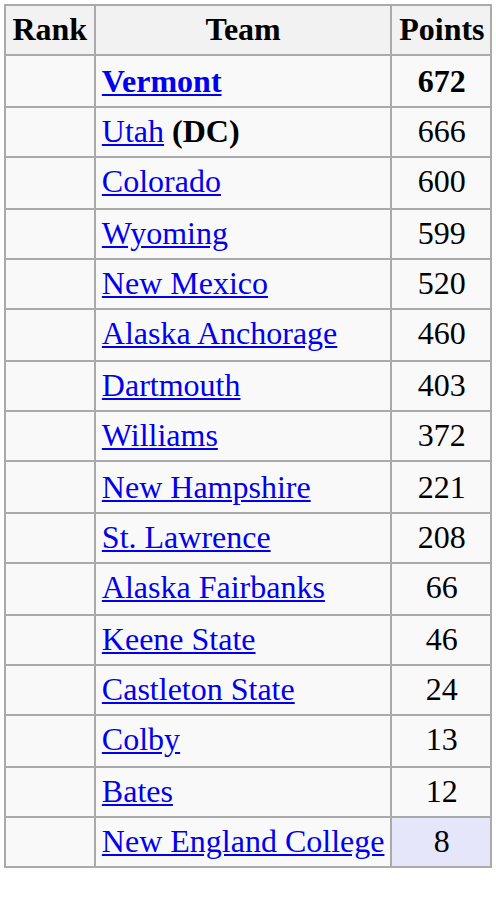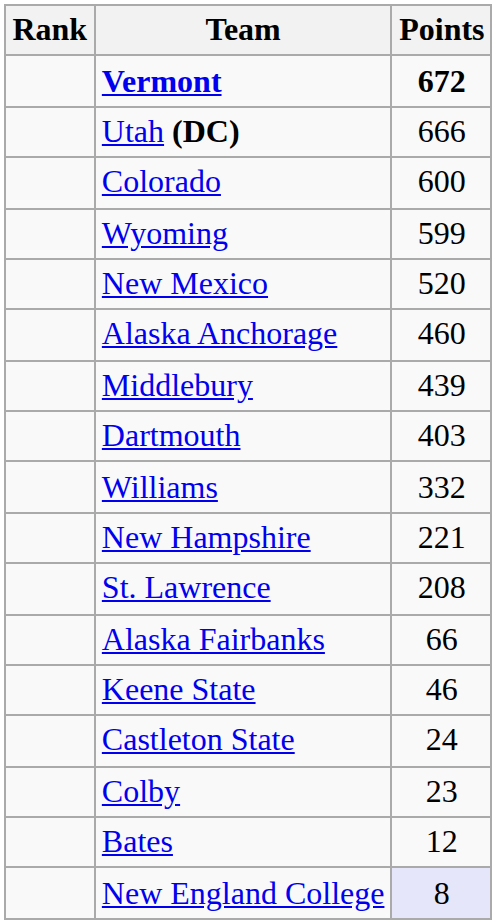+ row: (177, 385)
(442, 435) 372 -> (442, 486) 332
(442, 740) 13 -> (442, 791) 23
